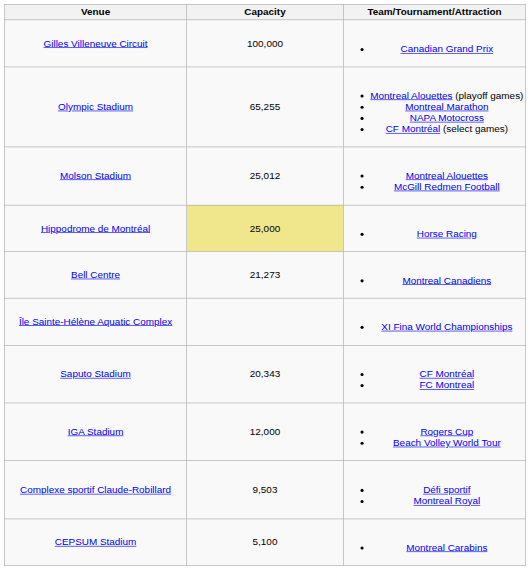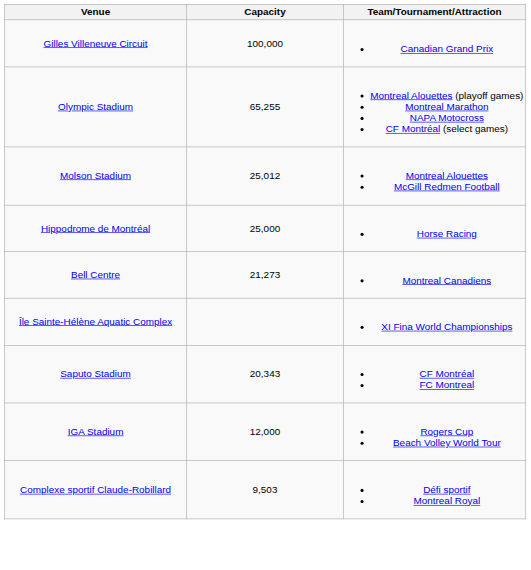(265, 228) khaki background -> (265, 228) no background
- row: (96, 542)
